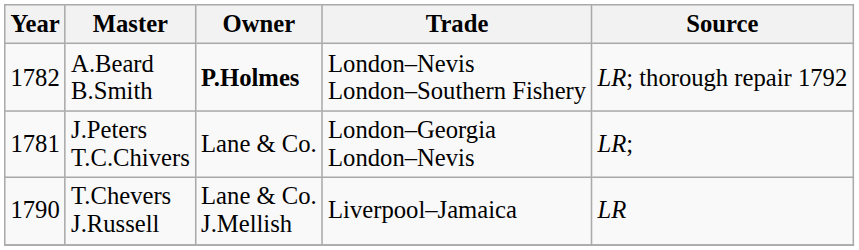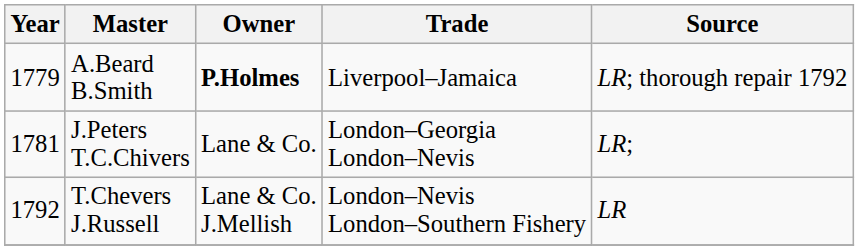(35, 76) 1782 -> (35, 76) 1779
(457, 76) London–Nevis London–Southern Fishery -> (422, 76) Liverpool–Jamaica
(35, 210) 1790 -> (35, 210) 1792
(422, 210) Liverpool–Jamaica -> (457, 210) London–Nevis London–Southern Fishery
